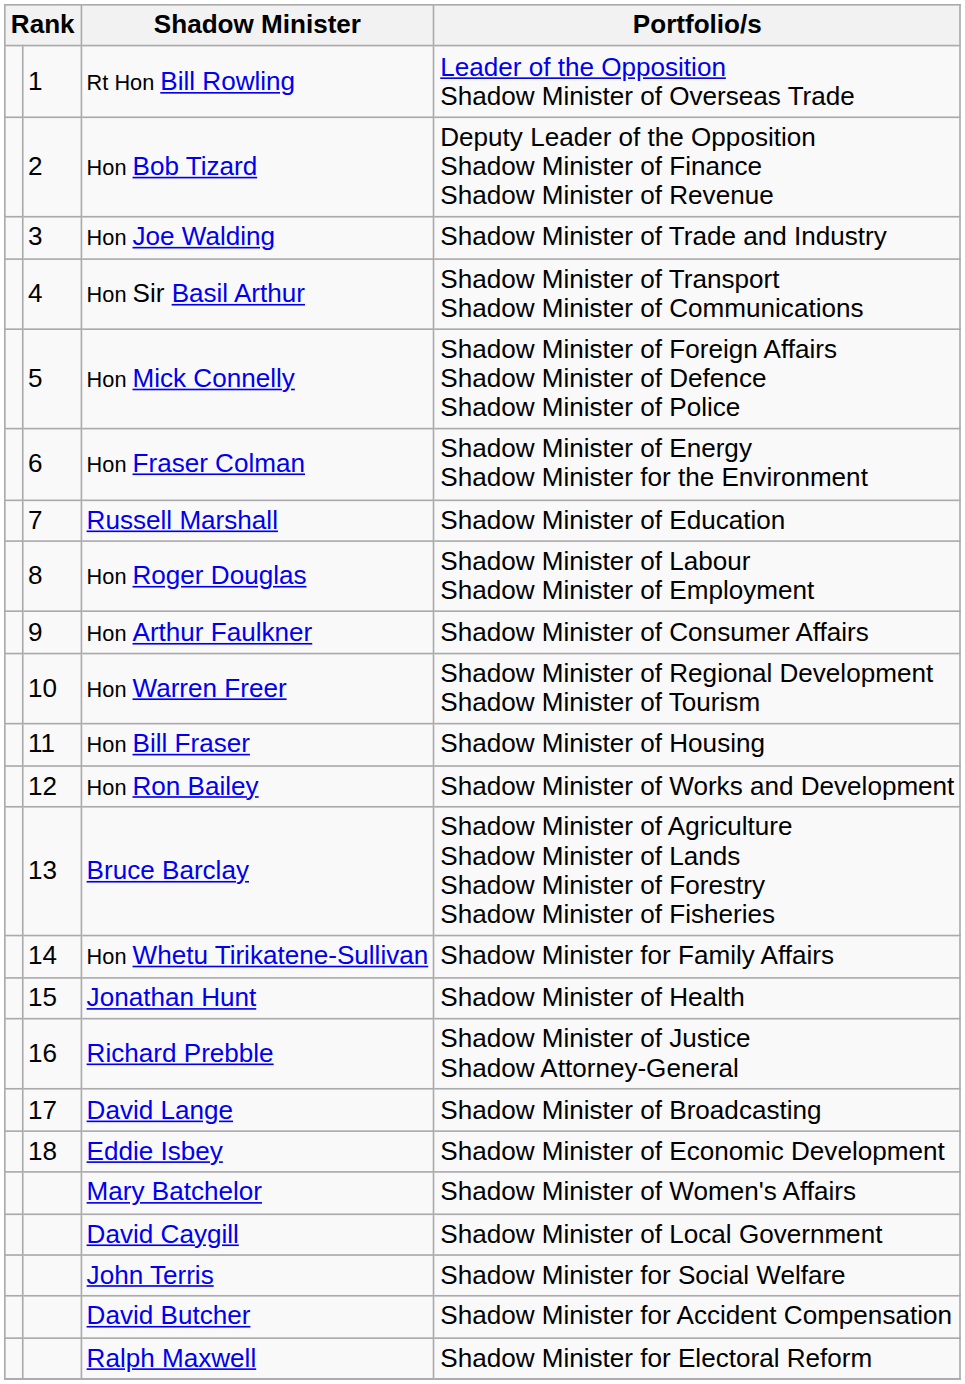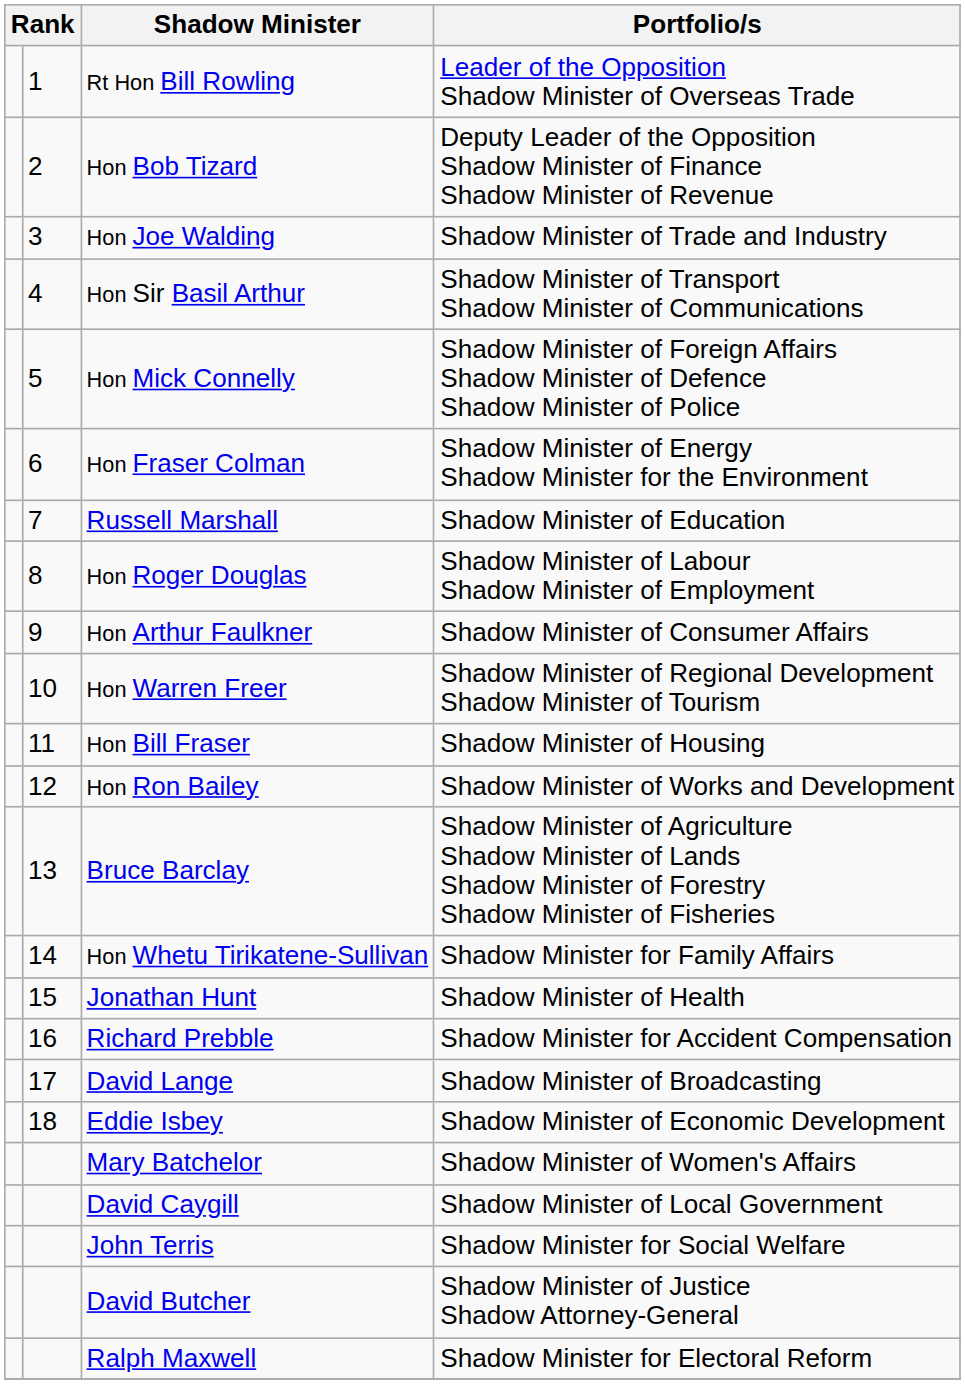(595, 1053) Shadow Minister of Justice Shadow Attorney-General -> (696, 1039) Shadow Minister for Accident Compensation
(696, 1316) Shadow Minister for Accident Compensation -> (595, 1301) Shadow Minister of Justice Shadow Attorney-General
